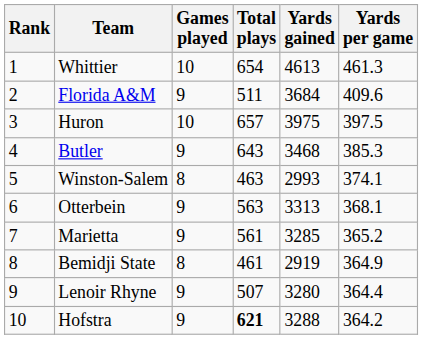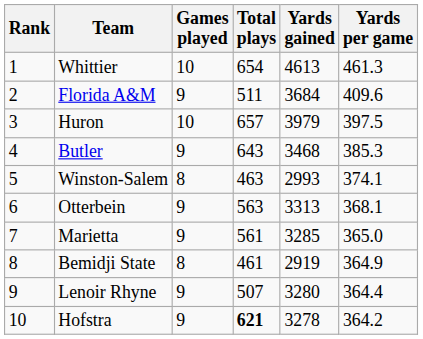(302, 123) 3975 -> (302, 123) 3979
(363, 235) 365.2 -> (363, 235) 365.0
(302, 320) 3288 -> (302, 320) 3278
